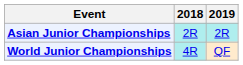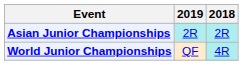columns swapped: (190, 14) <-> (222, 14)
